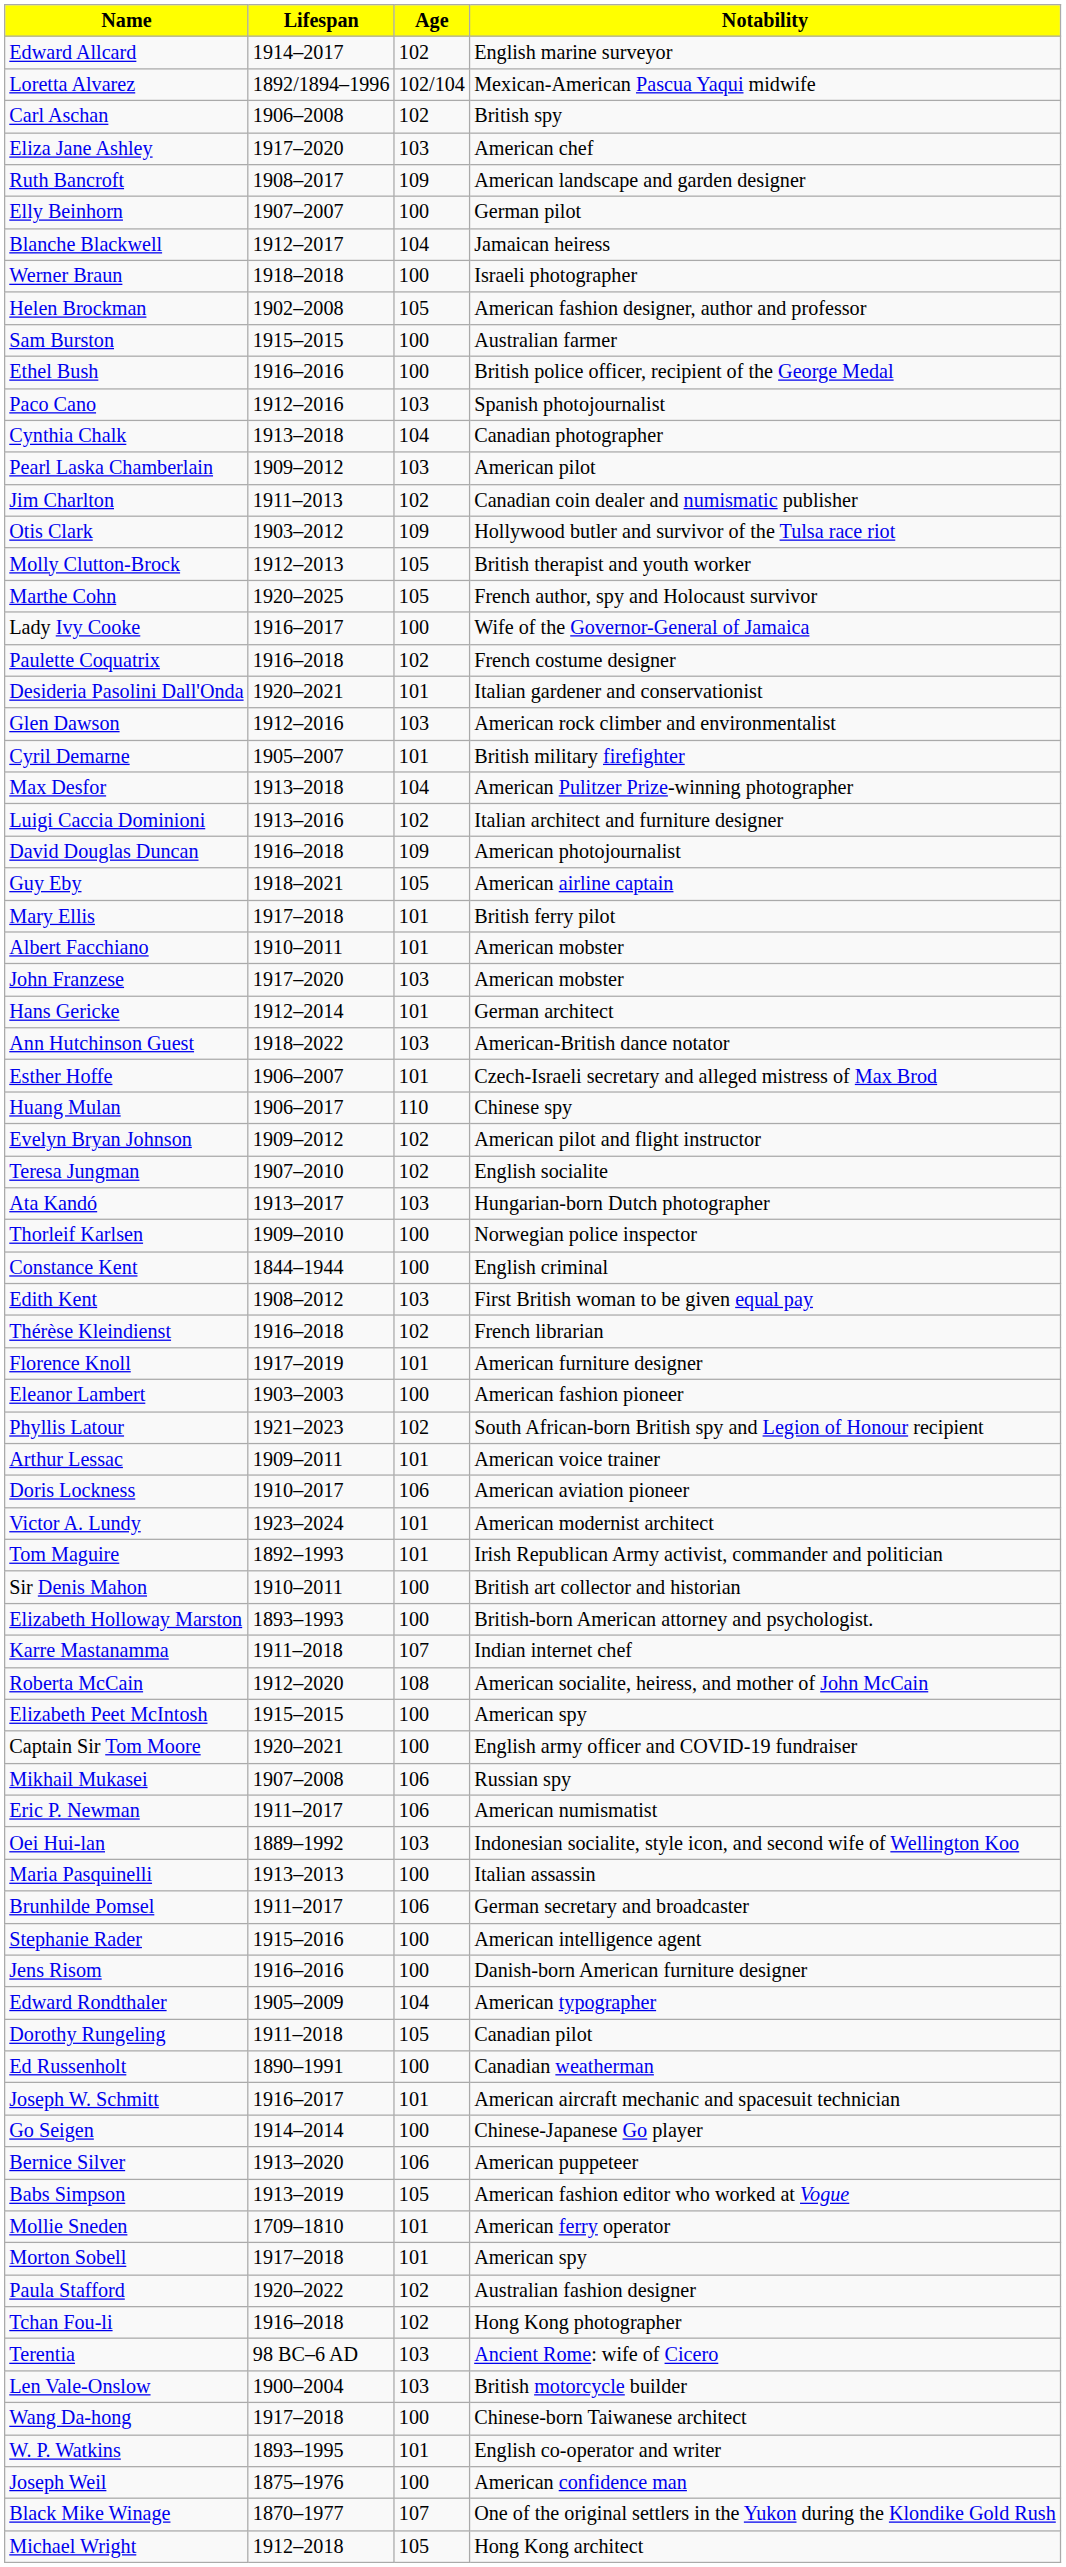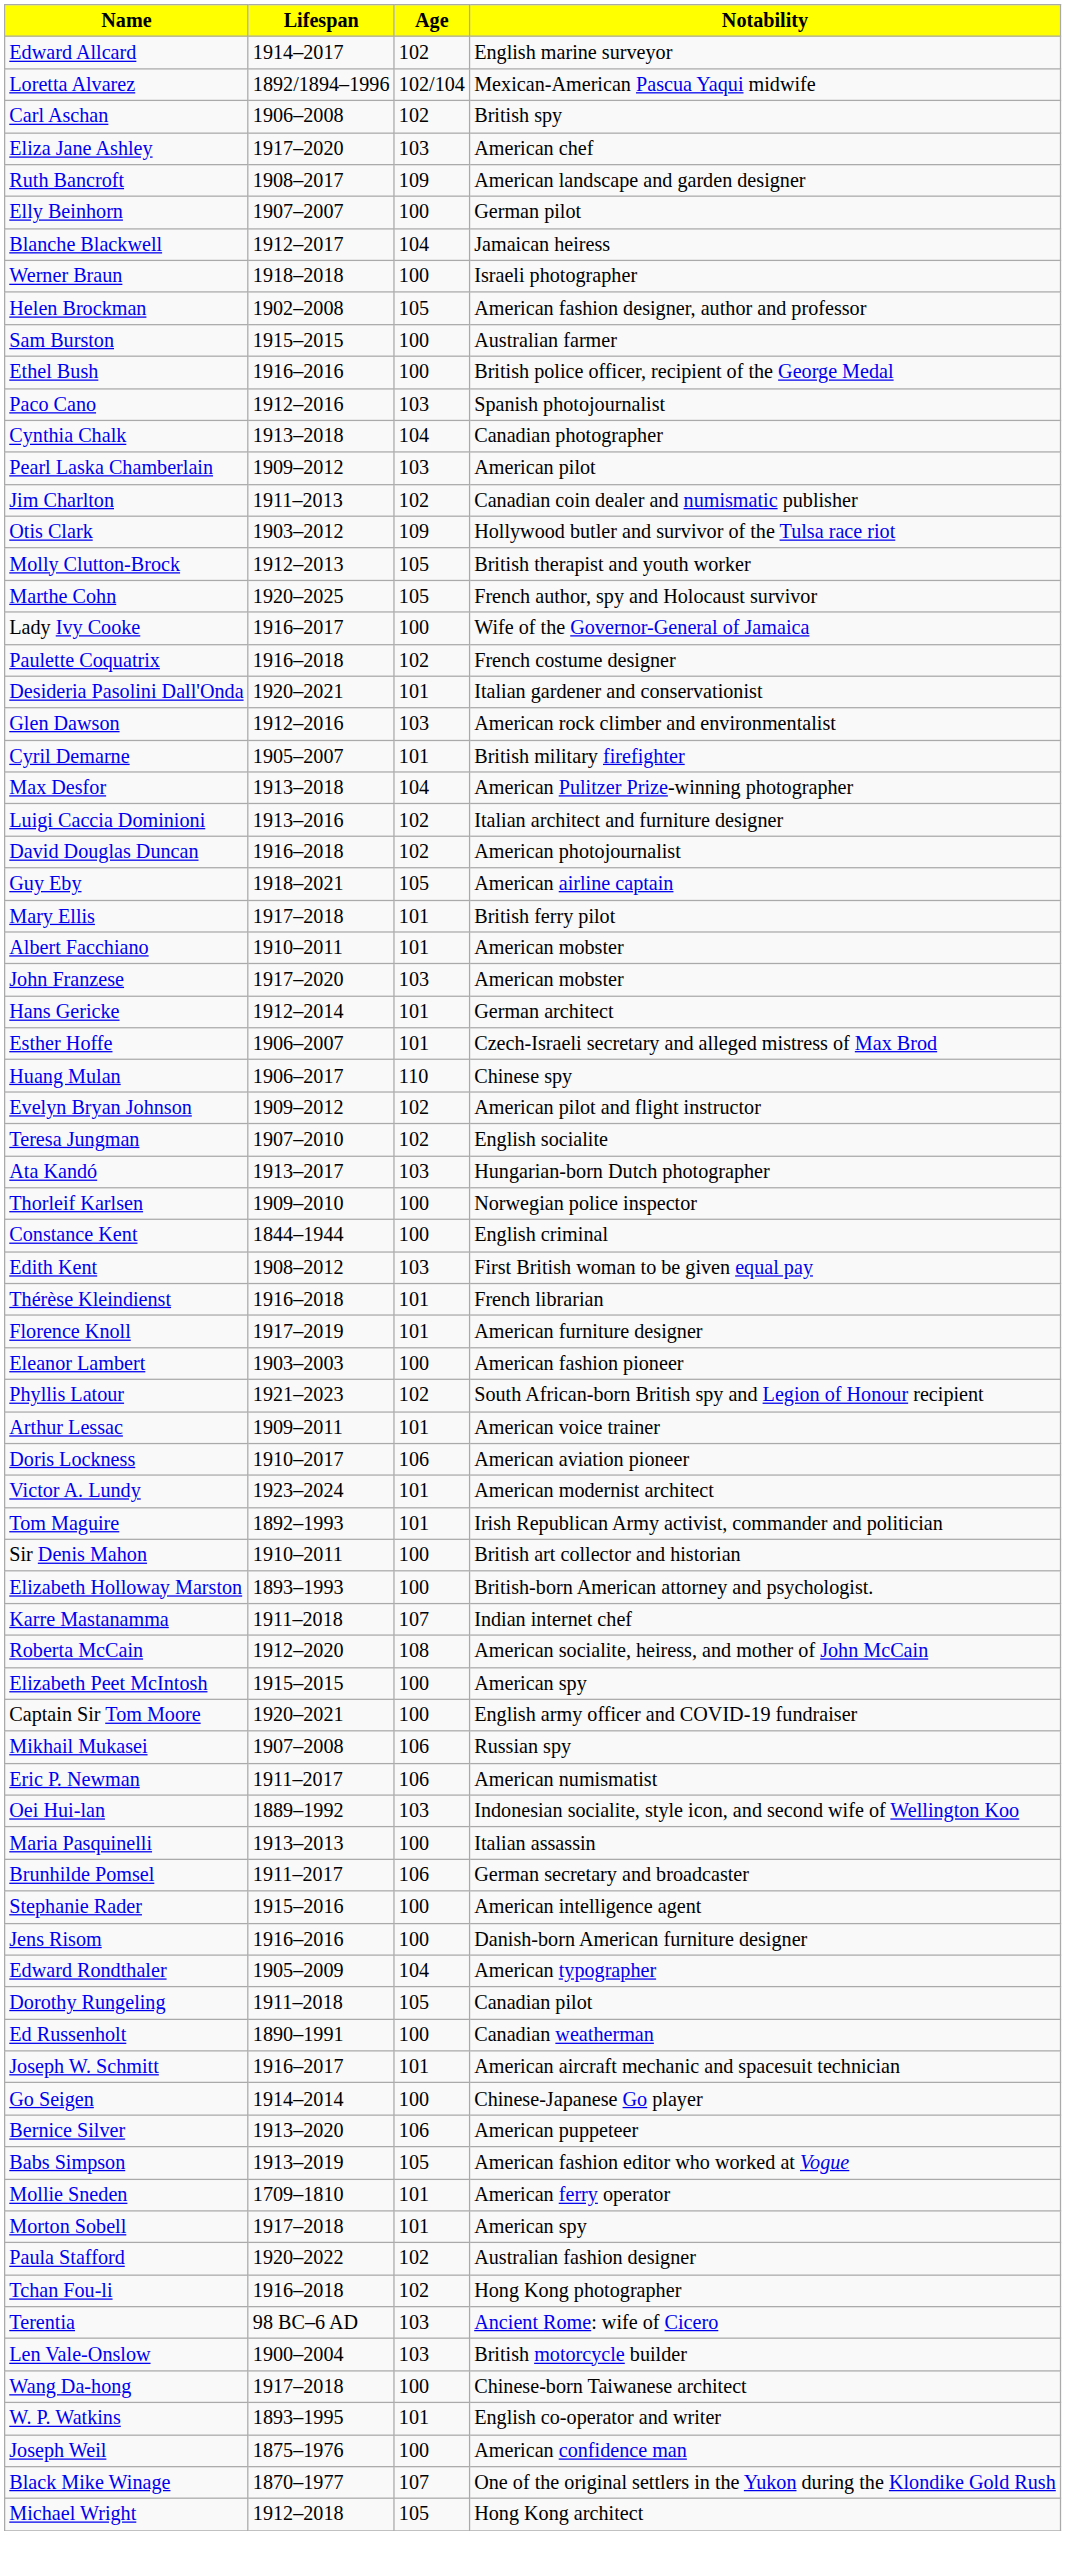(414, 851) 109 -> (414, 851) 102
- row: (102, 1043)
(414, 1331) 102 -> (414, 1299) 101
